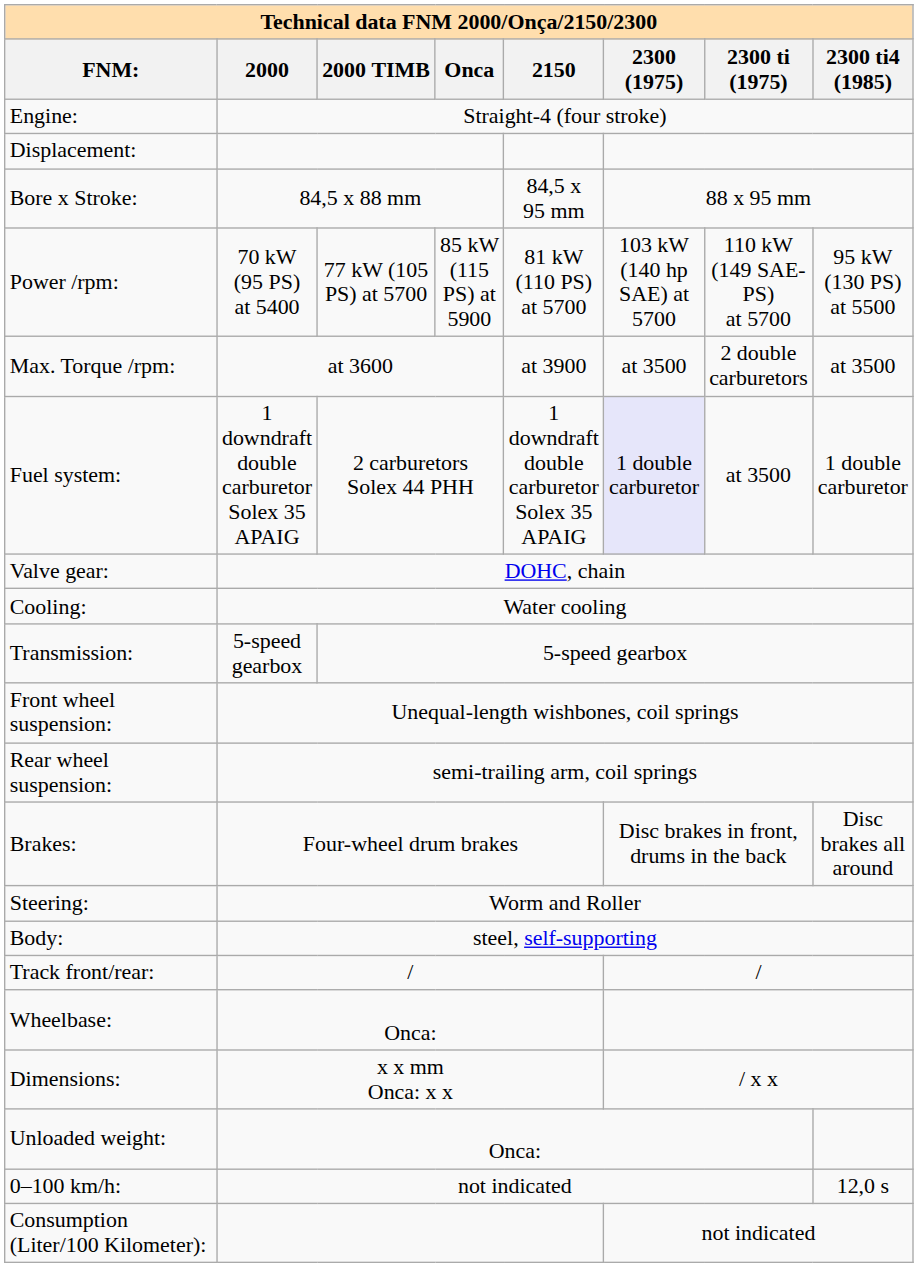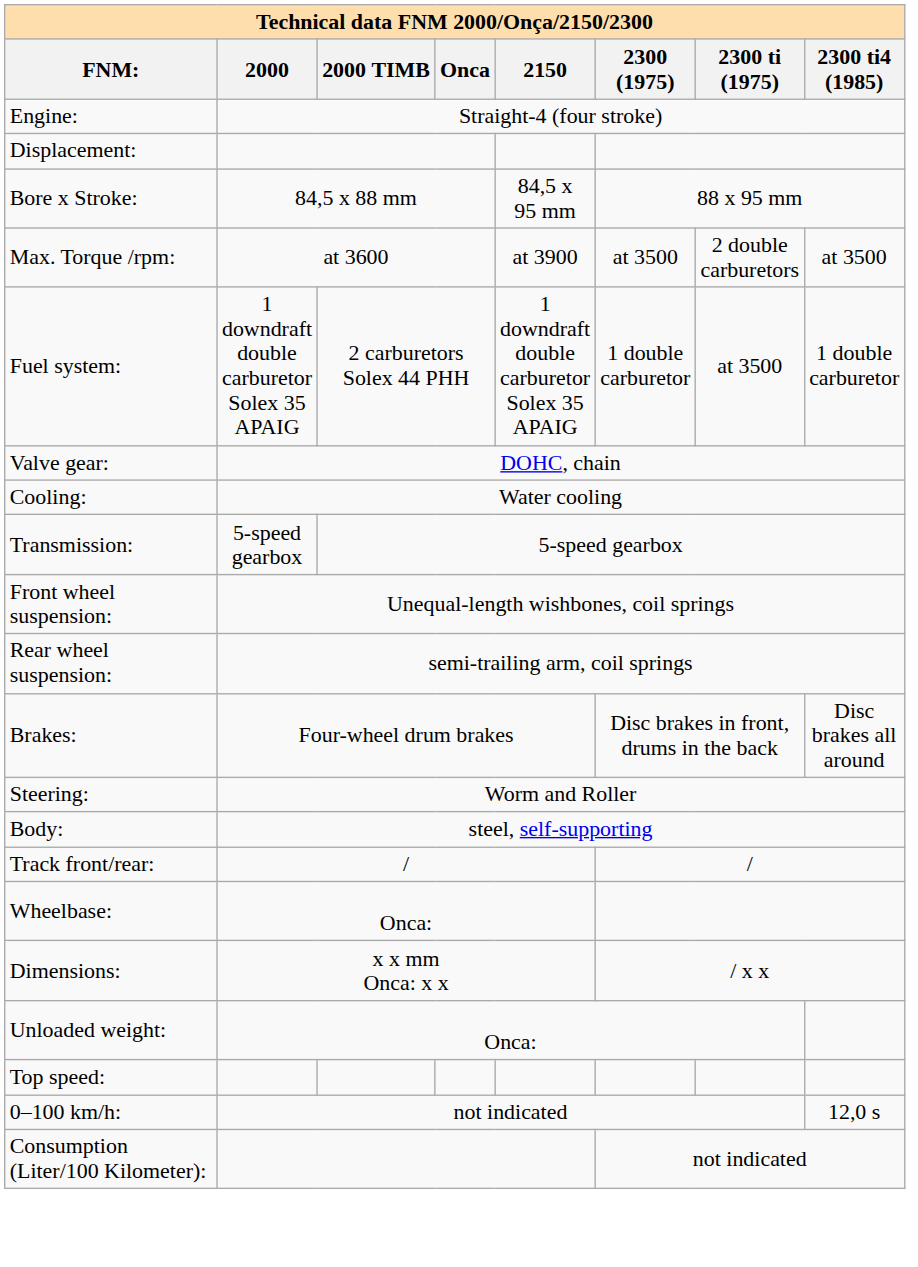- row: (67, 282)
(654, 474) lavender background -> (645, 366) no background
+ row: (60, 1076)
